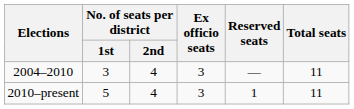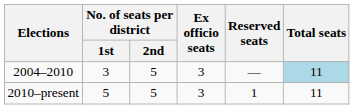(154, 72) 4 -> (154, 72) 5
(316, 72) no background -> (316, 72) lightblue background
(154, 93) 4 -> (154, 93) 5
